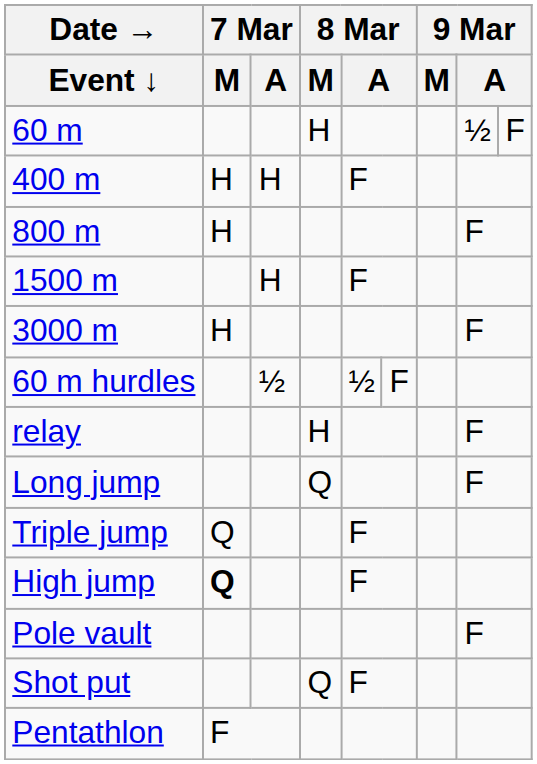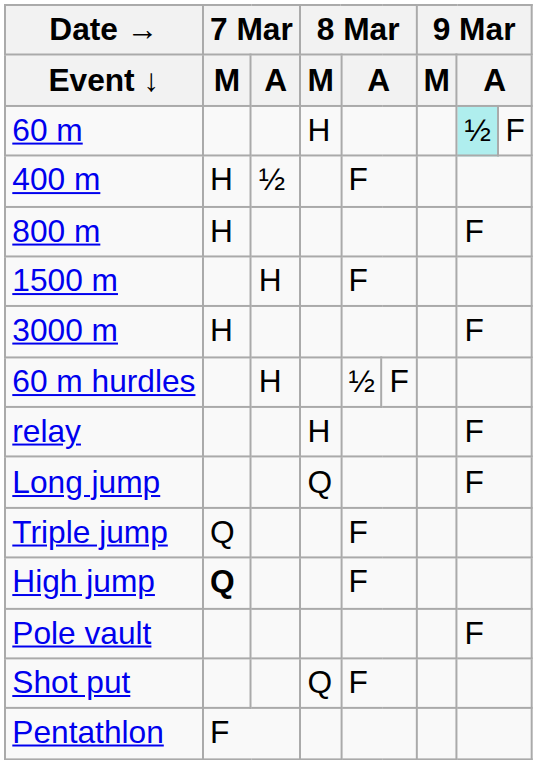(478, 130) no background -> (478, 130) paleturquoise background
(270, 180) H -> (272, 180) ½
(272, 381) ½ -> (270, 381) H
